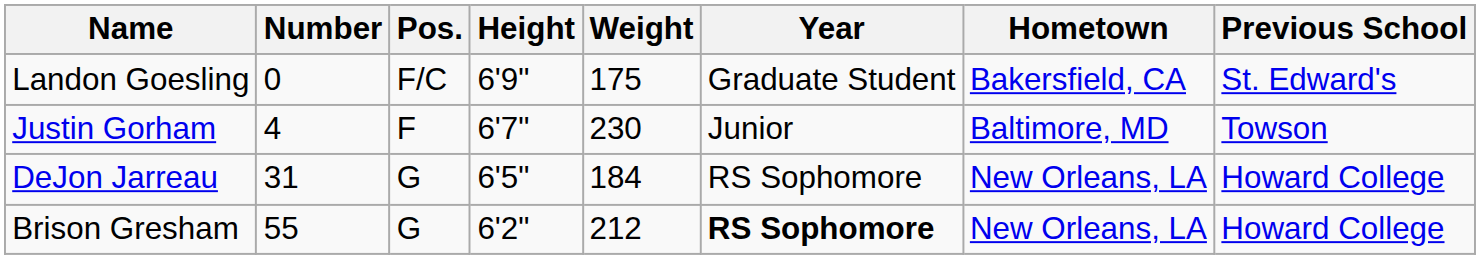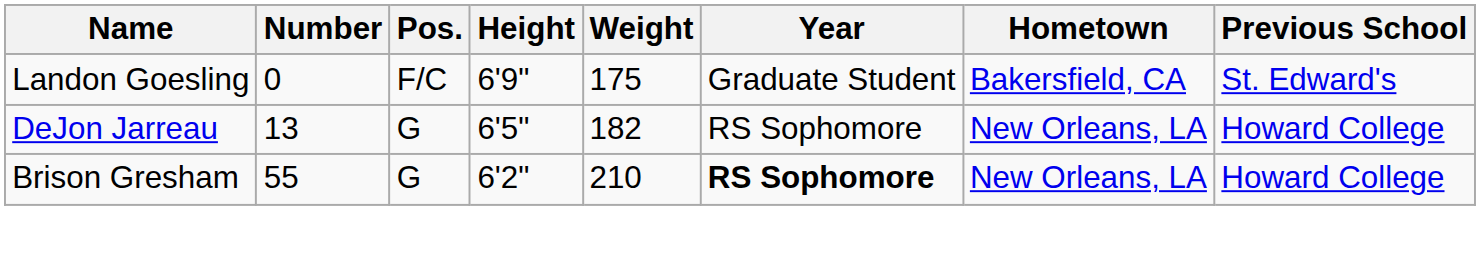- row: (114, 128)
(281, 178) 31 -> (281, 128) 13
(616, 178) 184 -> (616, 128) 182
(616, 228) 212 -> (616, 178) 210
